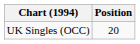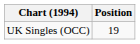(113, 30) 20 -> (113, 30) 19
